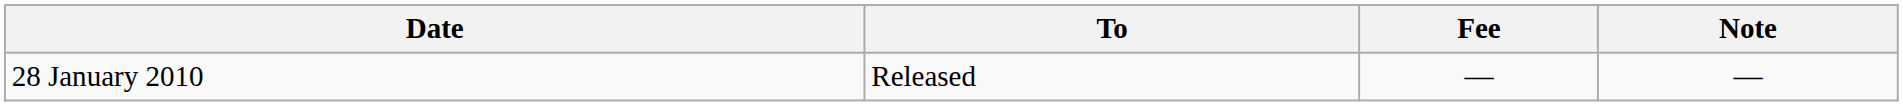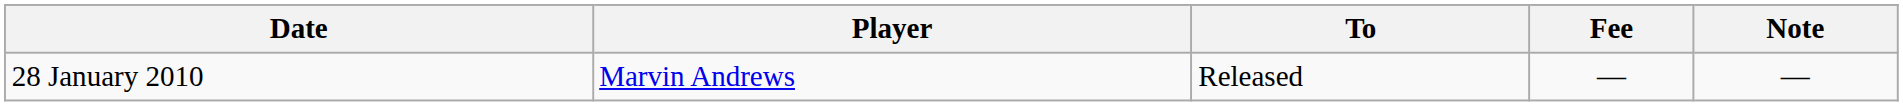+ column: (892, 28)
